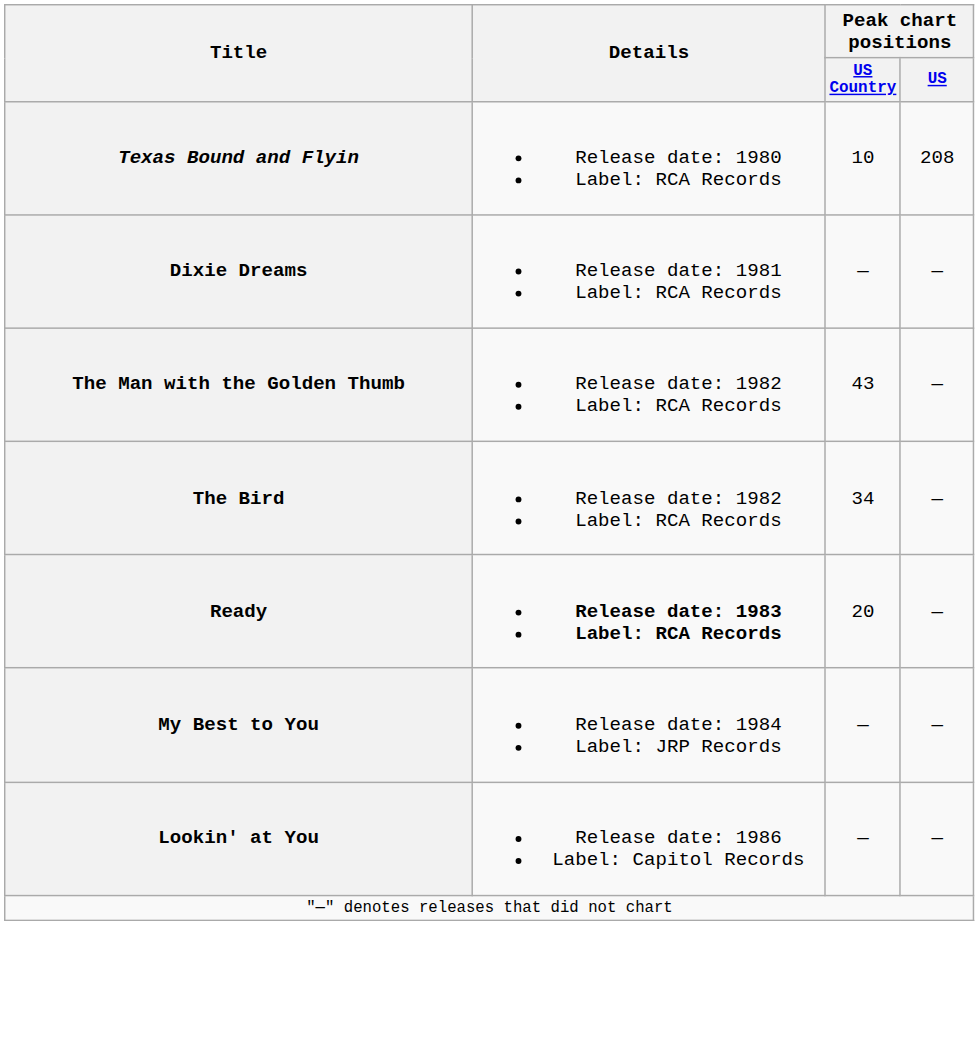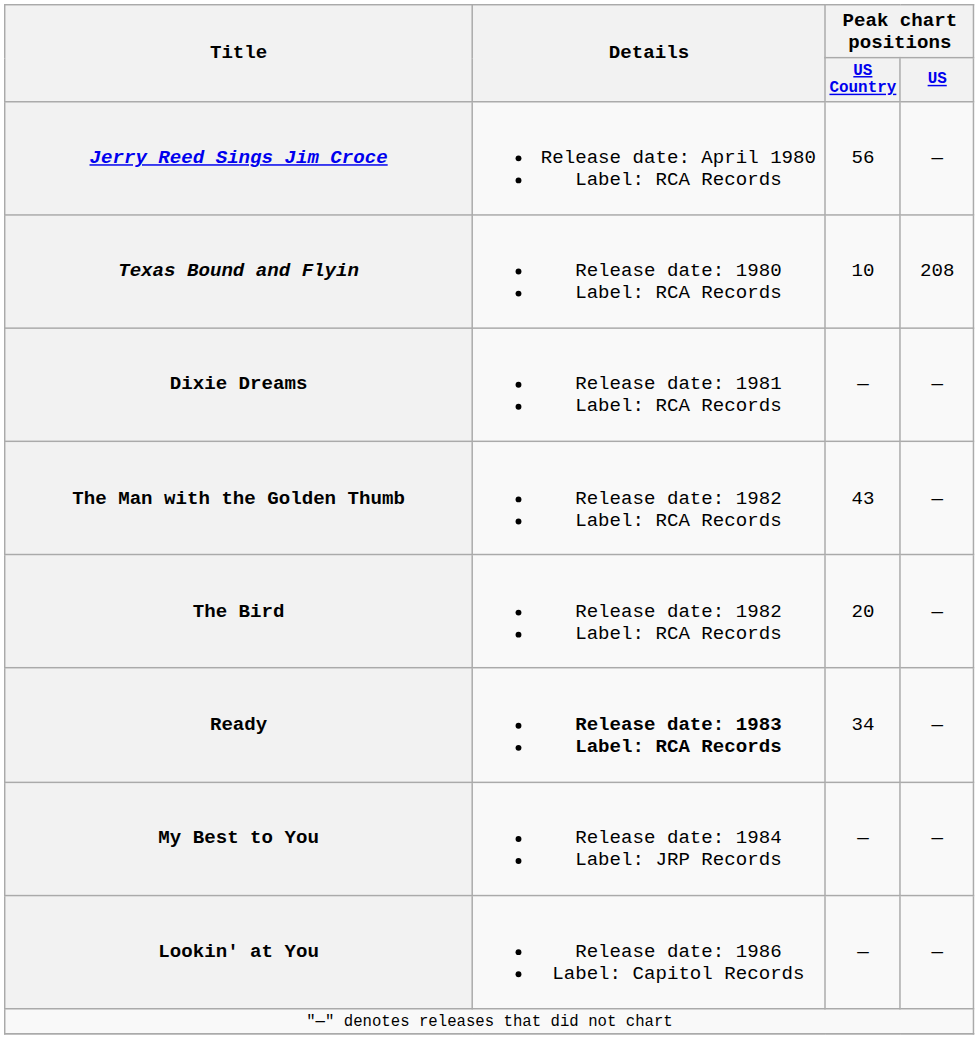+ row: (239, 158)
(863, 498) 34 -> (863, 612) 20
(863, 612) 20 -> (863, 725) 34
